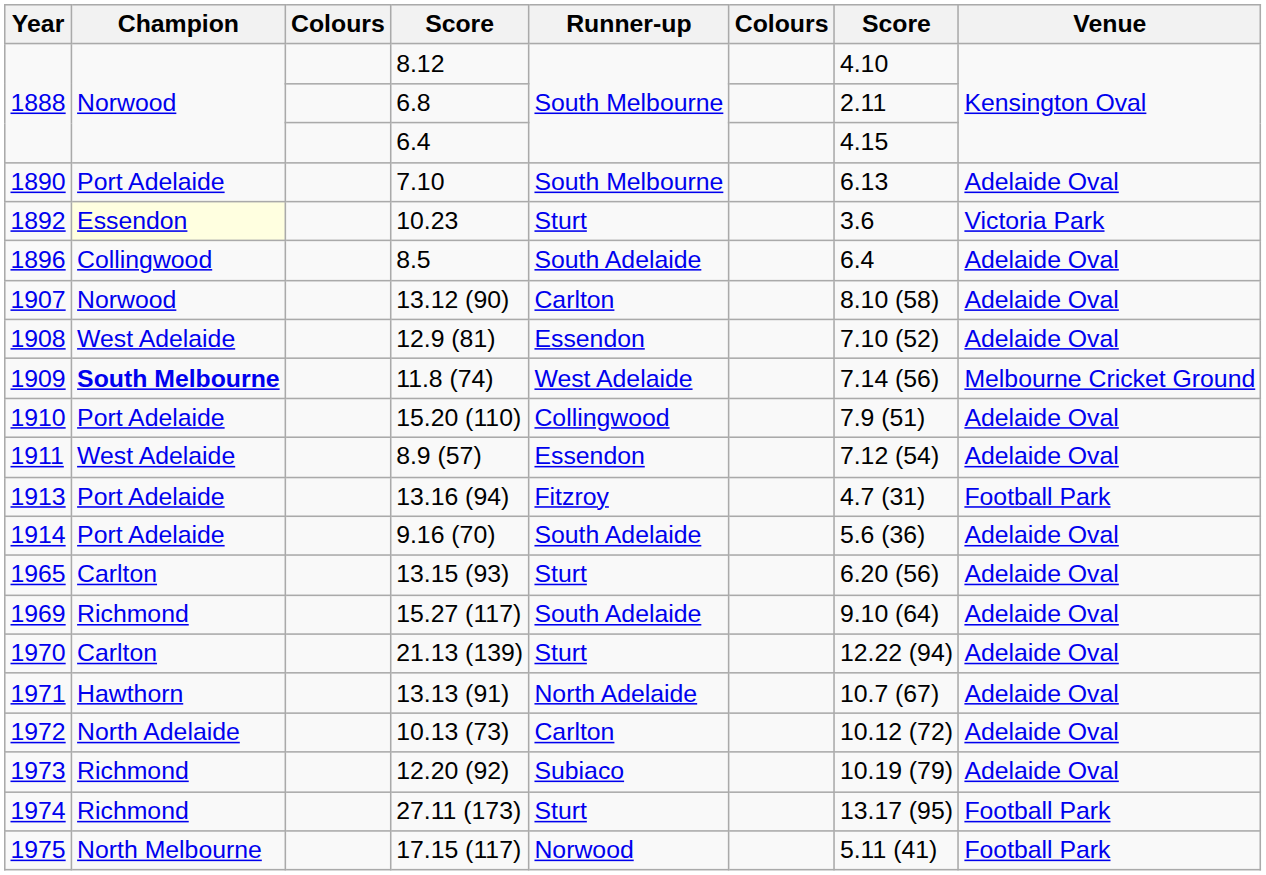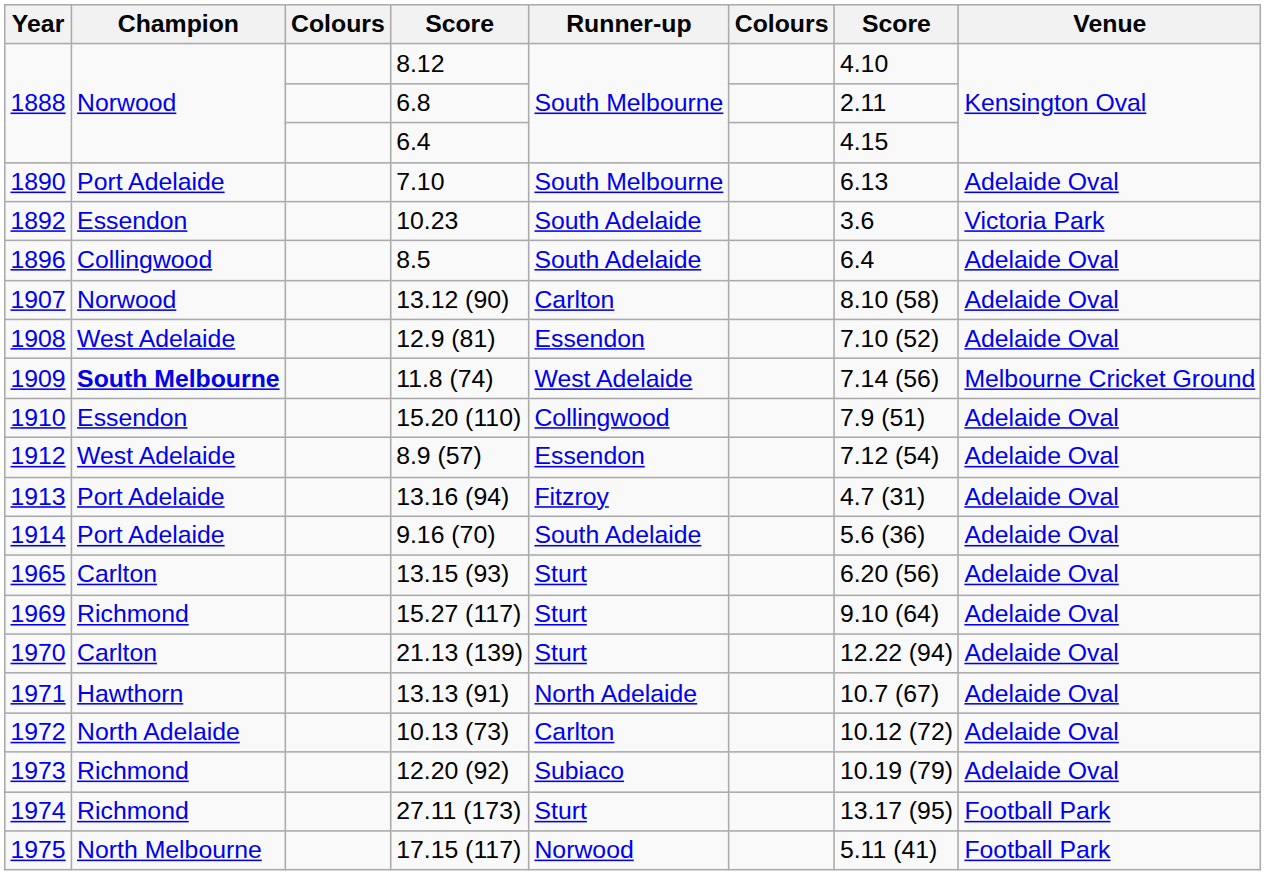(132, 220) lightyellow background -> (132, 220) no background
(561, 220) Sturt -> (618, 220) South Adelaide
(151, 417) Port Adelaide -> (132, 417) Essendon
(37, 456) 1911 -> (38, 456) 1912
(1037, 496) Football Park -> (1042, 496) Adelaide Oval
(618, 614) South Adelaide -> (561, 614) Sturt
